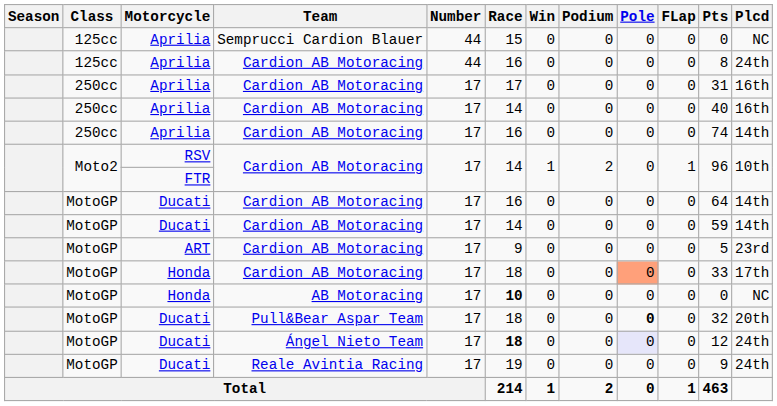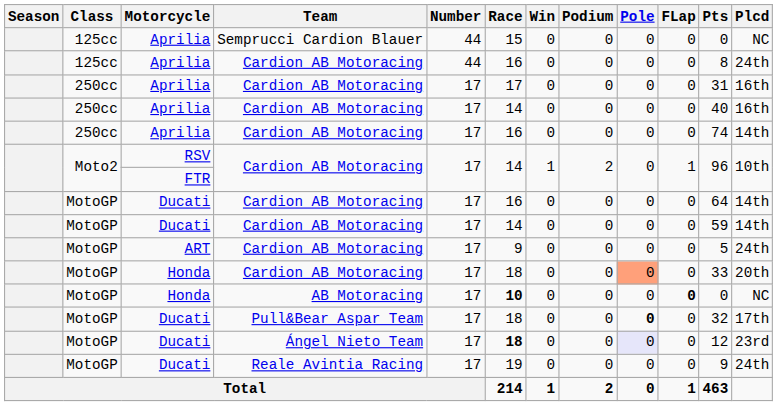(752, 249) 23rd -> (752, 249) 24th
(752, 273) 17th -> (752, 273) 20th
(691, 296) normal -> (691, 296) bold
(752, 319) 20th -> (752, 319) 17th
(752, 342) 24th -> (752, 342) 23rd
